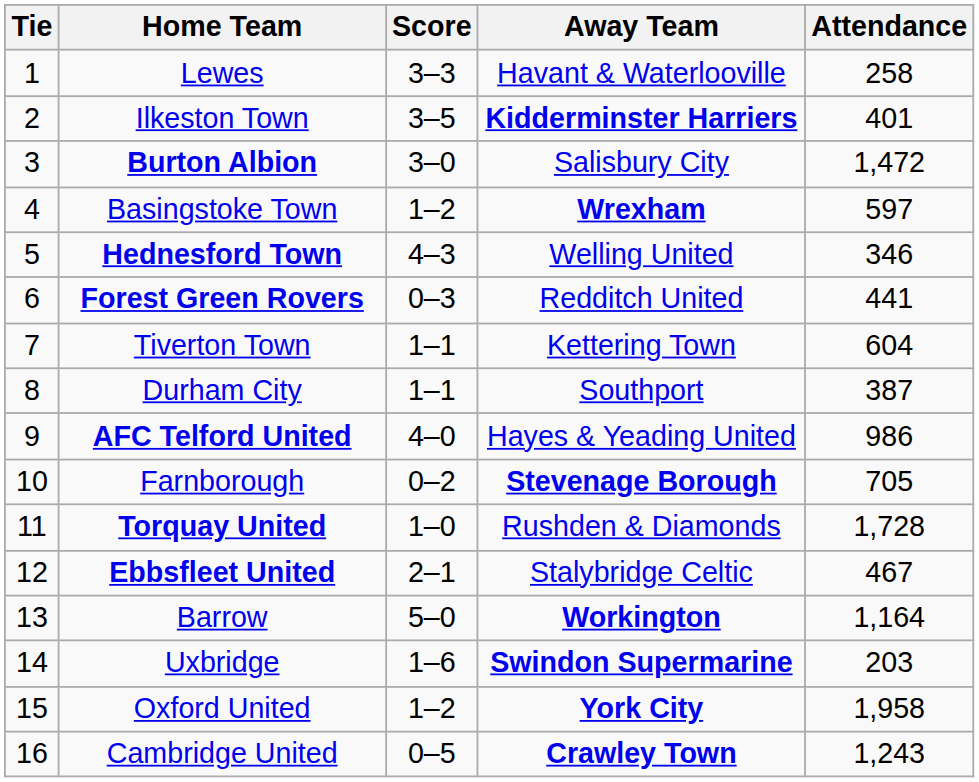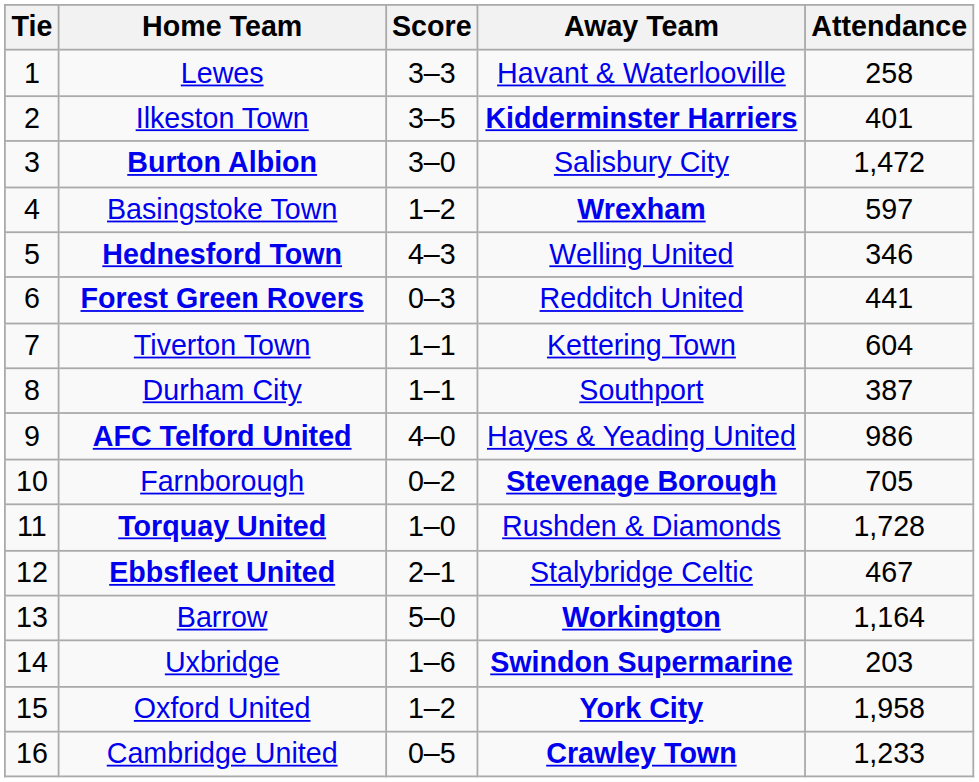(889, 753) 1,243 -> (889, 753) 1,233
